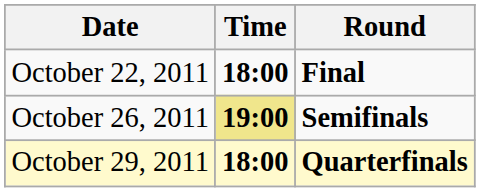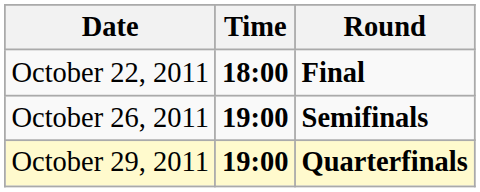(255, 117) khaki background -> (255, 117) no background
(255, 162) 18:00 -> (255, 162) 19:00
